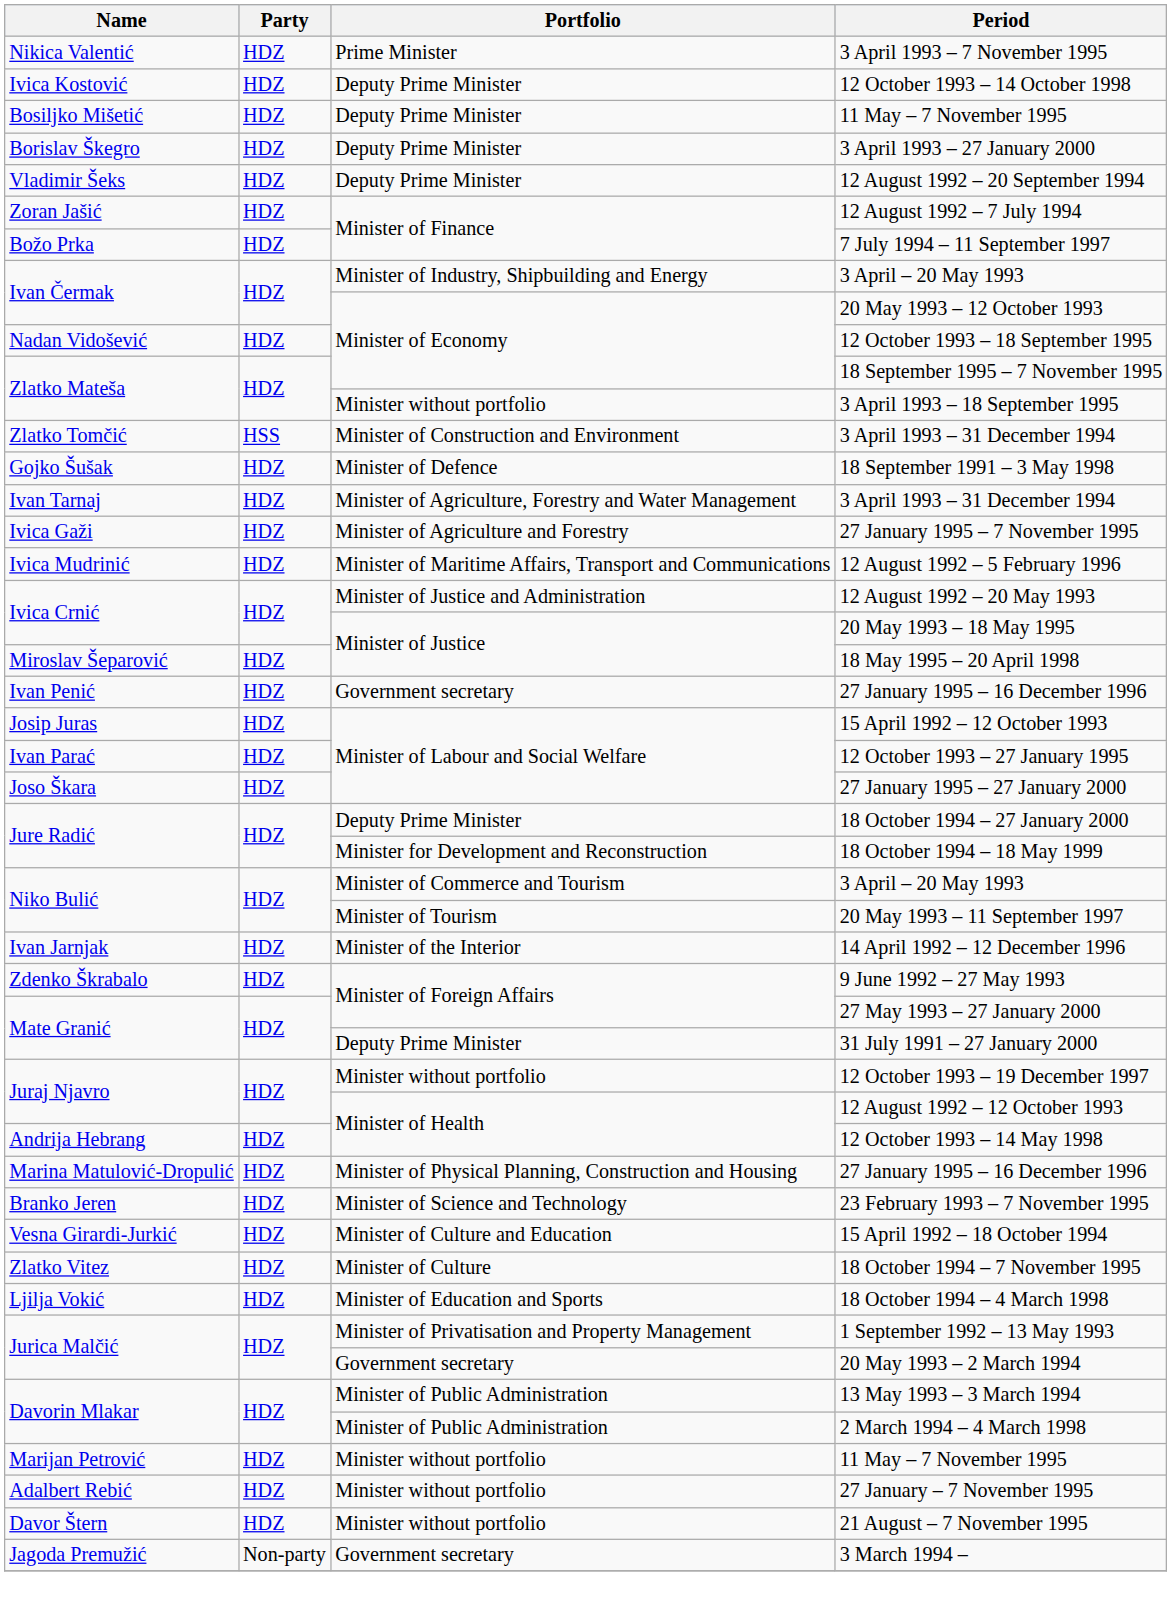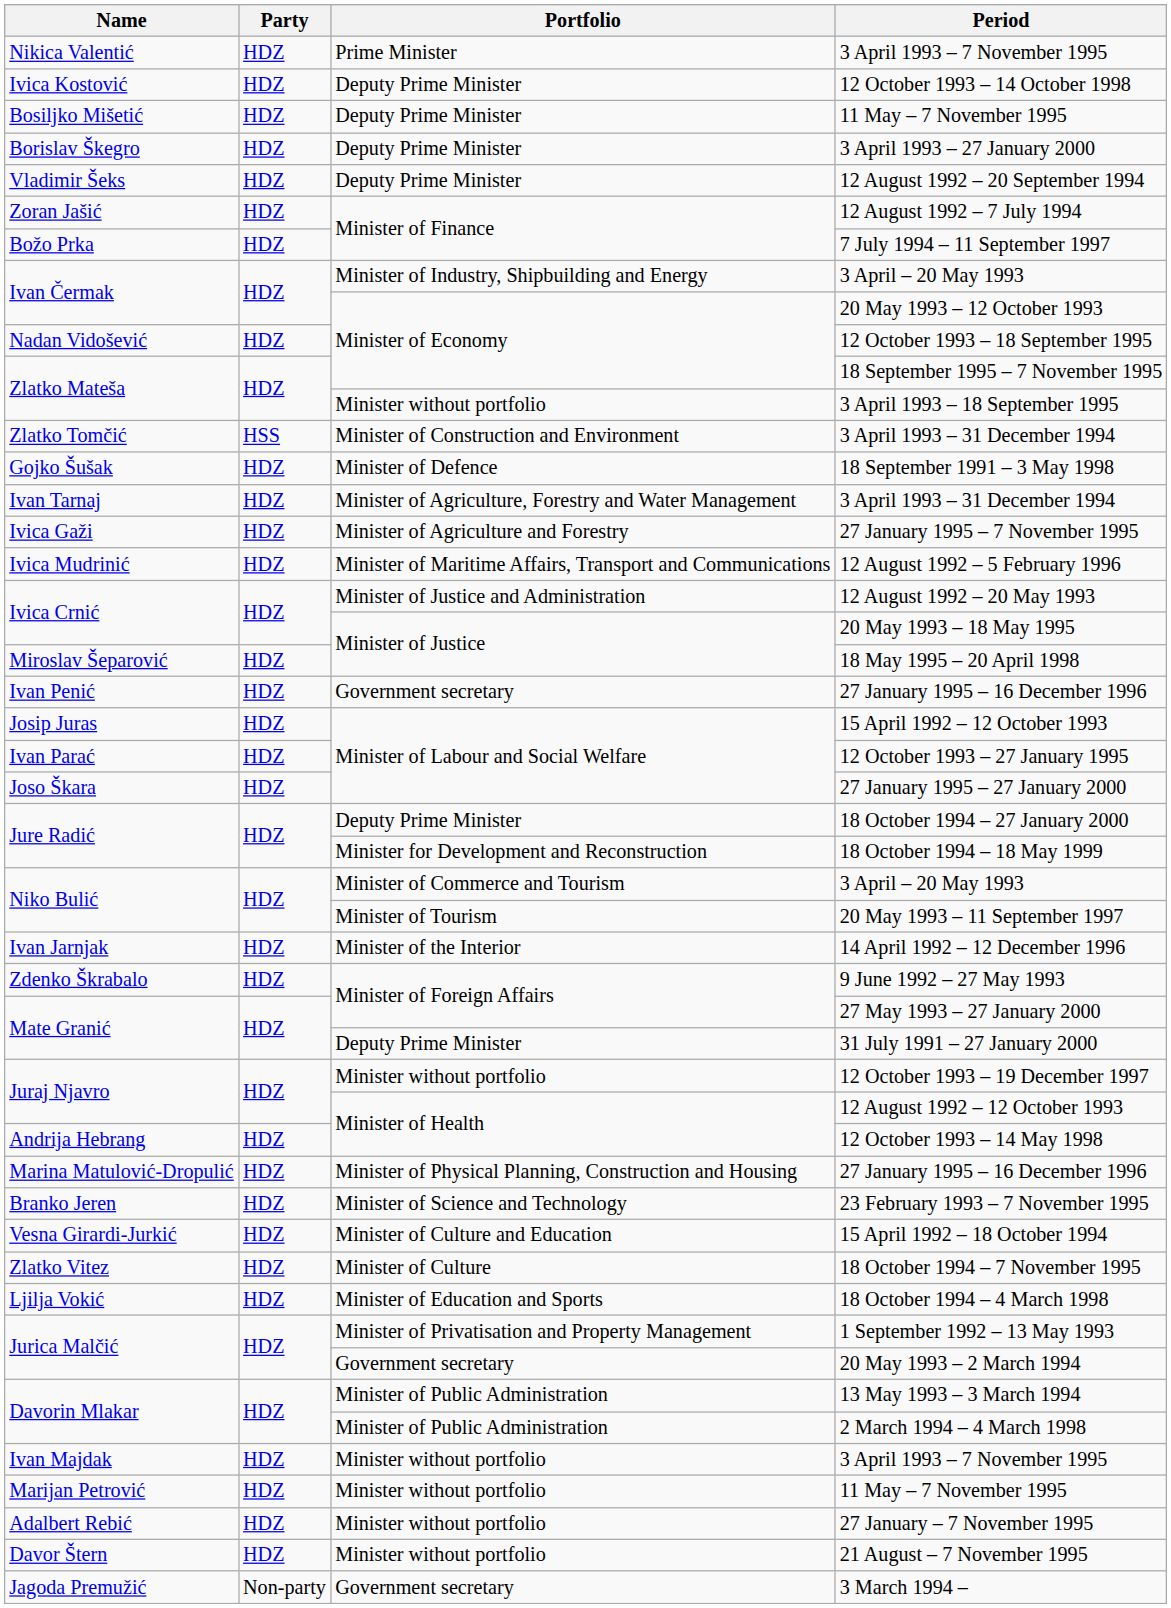+ row: (61, 1459)
